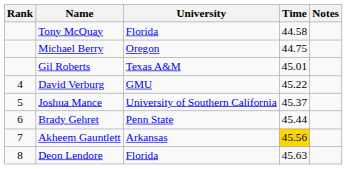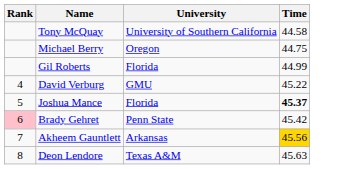- column: (326, 13)
(142, 31) Florida -> (201, 31) University of Southern California
(153, 66) Texas A&M -> (142, 66) Florida
(294, 66) 45.01 -> (294, 66) 44.99
(201, 102) University of Southern California -> (142, 102) Florida
(294, 102) normal -> (294, 102) bold
(20, 119) no background -> (20, 119) pink background
(294, 119) 45.44 -> (294, 119) 45.42
(142, 155) Florida -> (153, 155) Texas A&M
